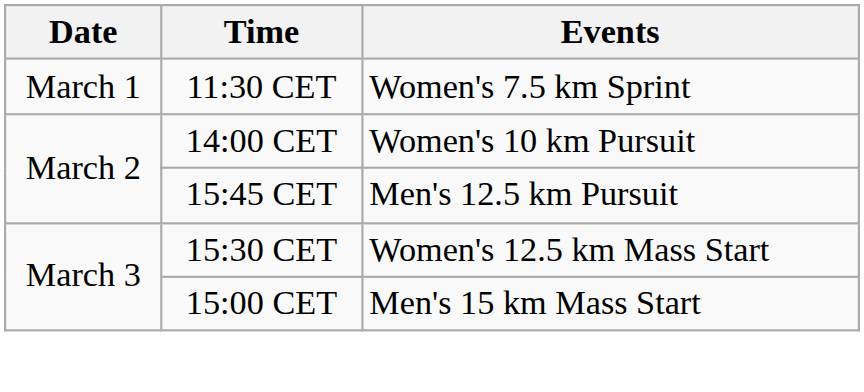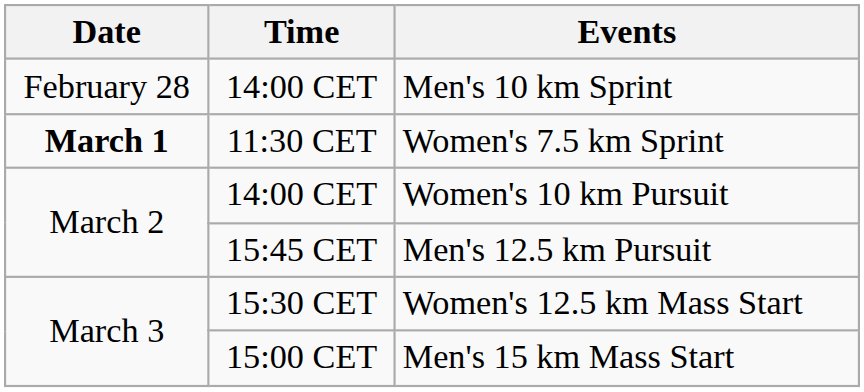+ row: (538, 85)
(83, 85) normal -> (107, 140) bold
